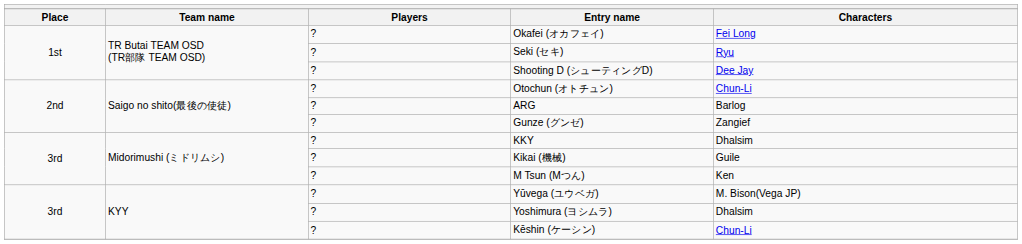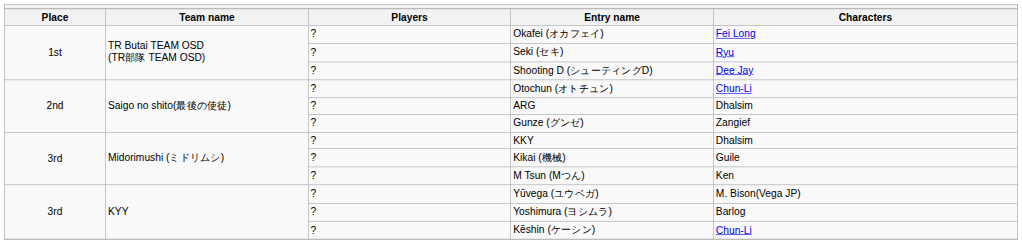(731, 106) Barlog -> (734, 106) Dhalsim
(734, 212) Dhalsim -> (731, 212) Barlog
